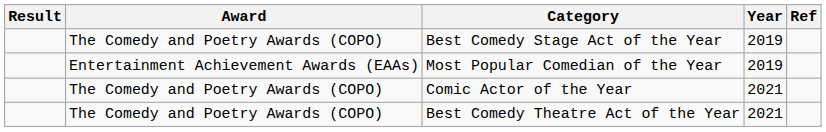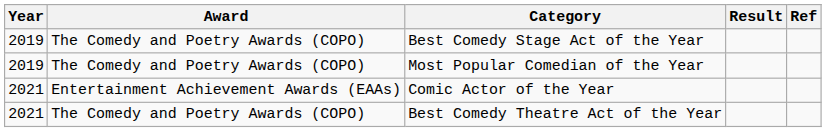columns swapped: (765, 17) <-> (35, 17)
(244, 65) Entertainment Achievement Awards (EAAs) -> (208, 65) The Comedy and Poetry Awards (COPO)
(226, 90) The Comedy and Poetry Awards (COPO) -> (226, 90) Entertainment Achievement Awards (EAAs)
